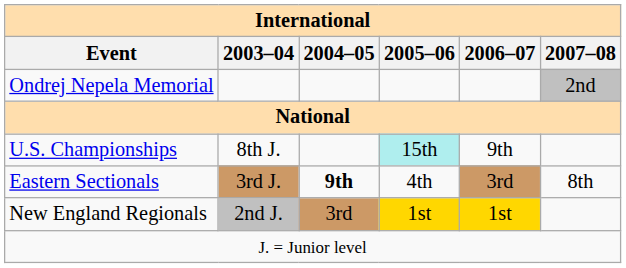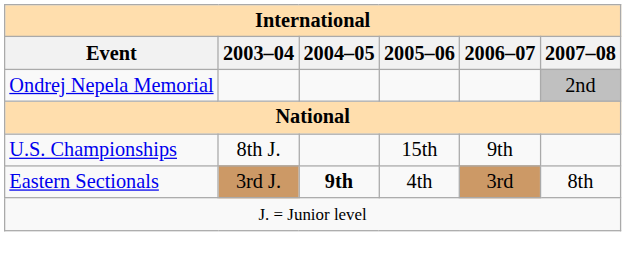(419, 149) paleturquoise background -> (419, 149) no background
- row: (108, 213)
